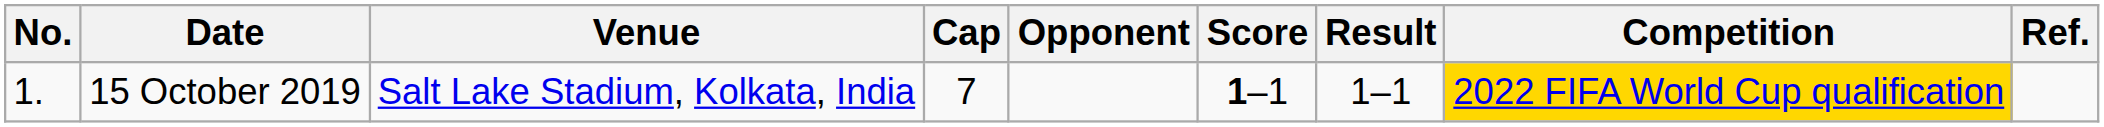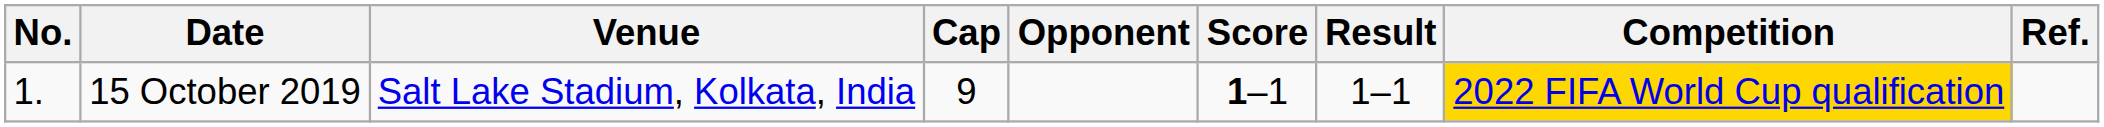(966, 91) 7 -> (966, 91) 9
